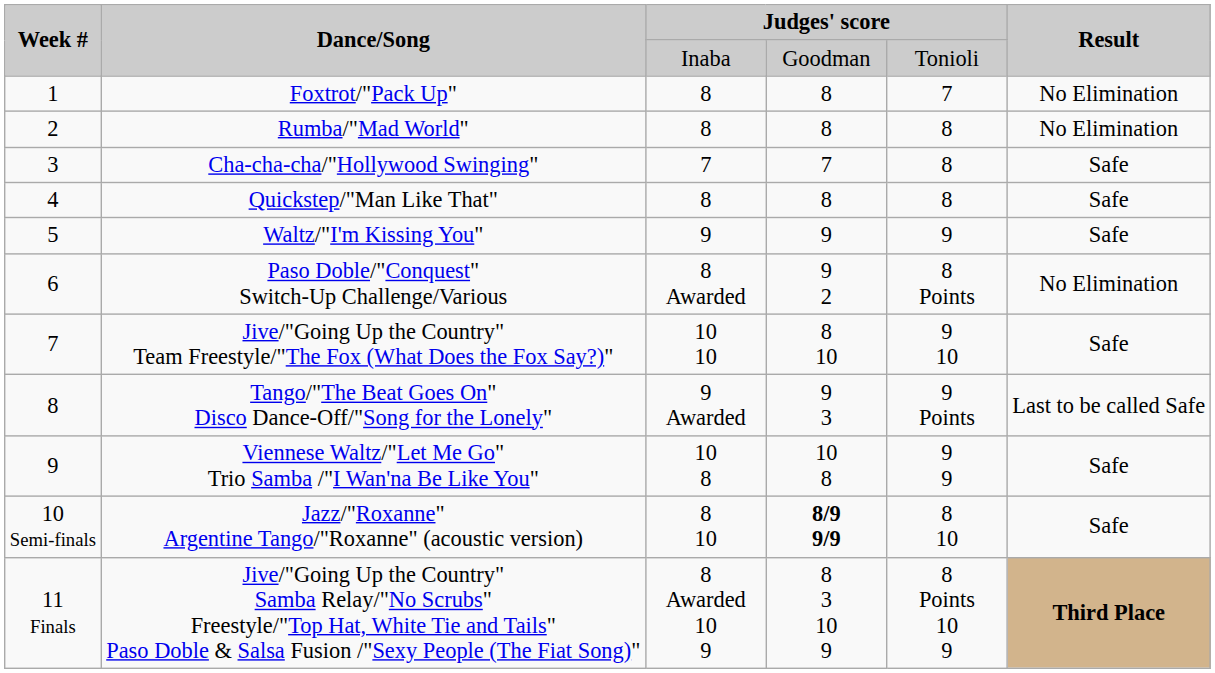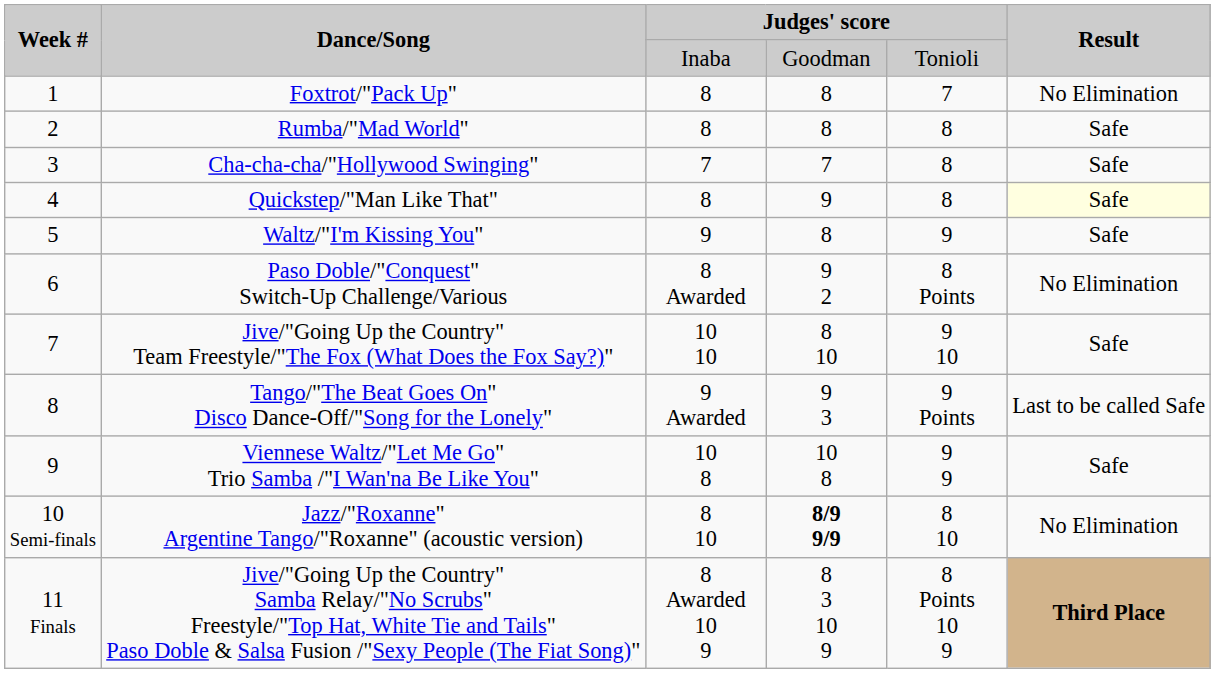(1109, 128) No Elimination -> (1109, 128) Safe
(826, 199) 8 -> (826, 199) 9
(1109, 199) no background -> (1109, 199) lightyellow background
(826, 235) 9 -> (826, 235) 8
(1109, 526) Safe -> (1109, 526) No Elimination
